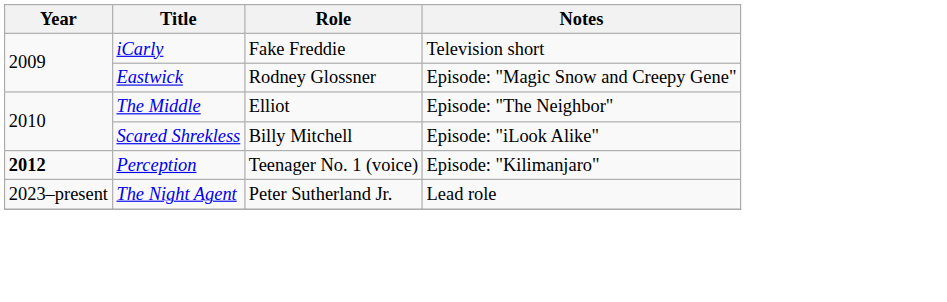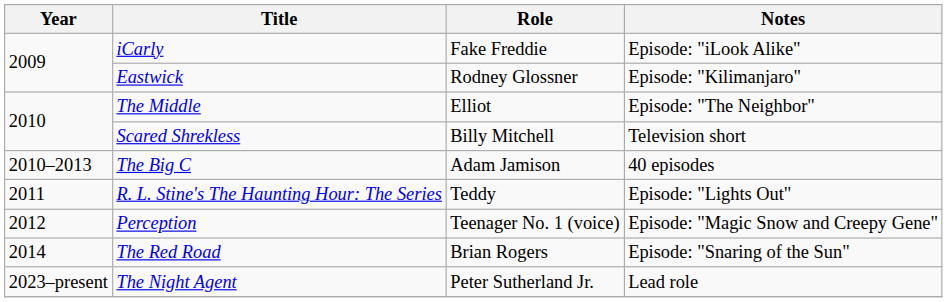(485, 48) Television short -> (714, 48) Episode: "iLook Alike"
(581, 77) Episode: "Magic Snow and Creepy Gene" -> (715, 77) Episode: "Kilimanjaro"
(513, 135) Episode: "iLook Alike" -> (687, 135) Television short
+ row: (154, 164)
+ row: (279, 194)
(27, 164) bold -> (27, 223) normal
(513, 164) Episode: "Kilimanjaro" -> (783, 223) Episode: "Magic Snow and Creepy Gene"
+ row: (169, 252)
